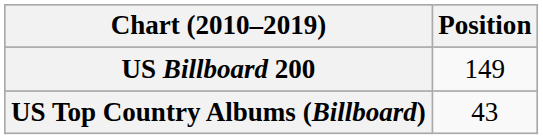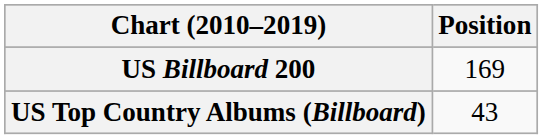(485, 68) 149 -> (485, 68) 169
